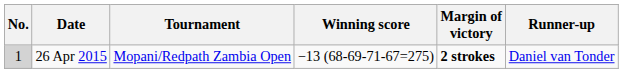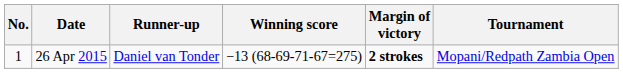columns swapped: (202, 24) <-> (562, 24)
(18, 56) lightgrey background -> (18, 56) no background
